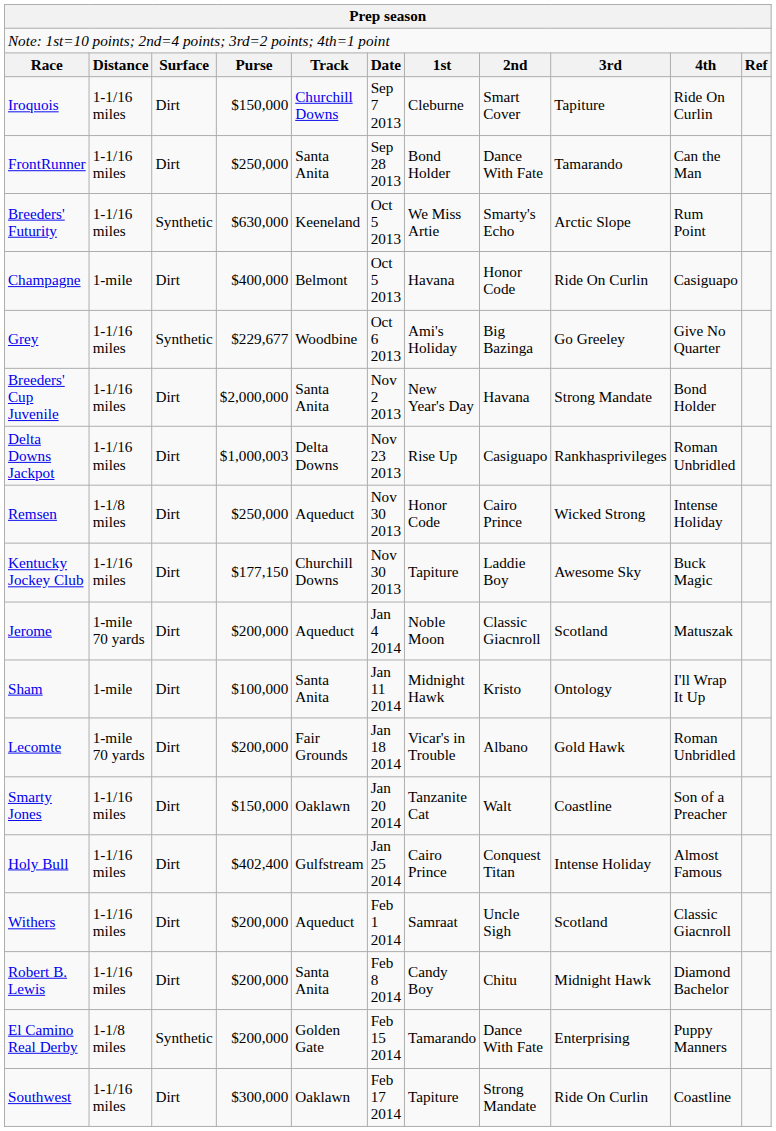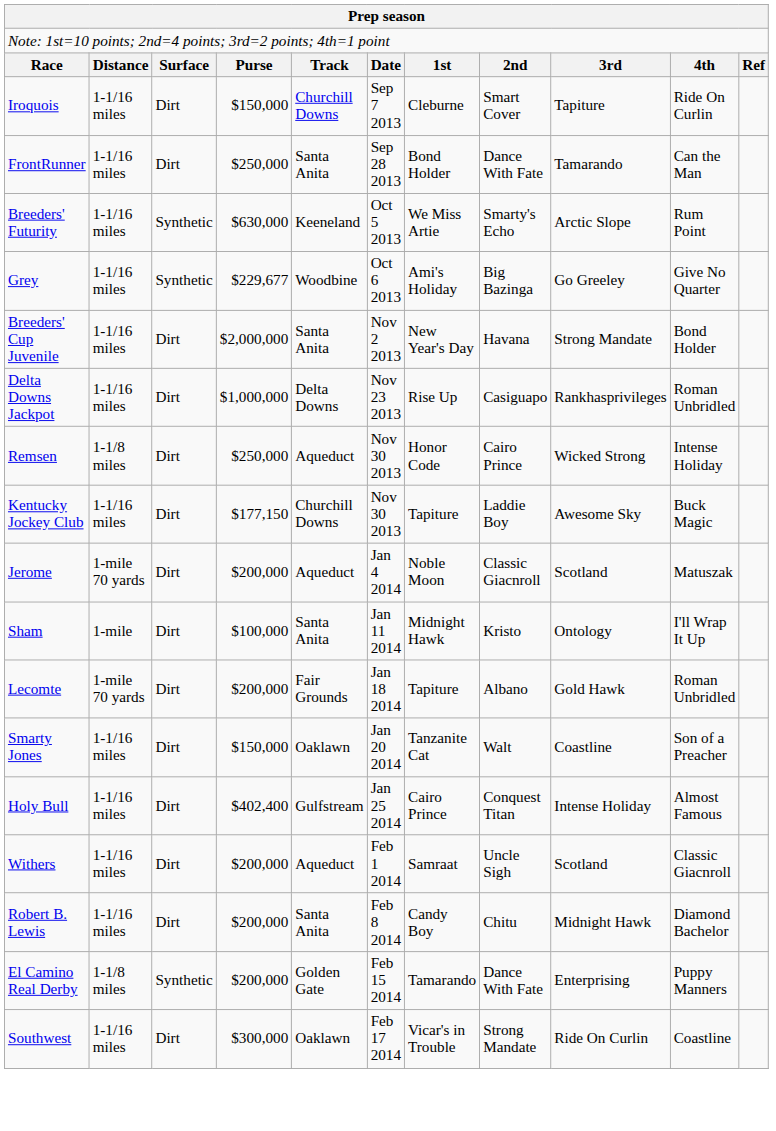- row: (44, 280)
(254, 455) $1,000,003 -> (254, 397) $1,000,000
(437, 747) Vicar's in Trouble -> (433, 689) Tapiture
(433, 1097) Tapiture -> (437, 1038) Vicar's in Trouble
